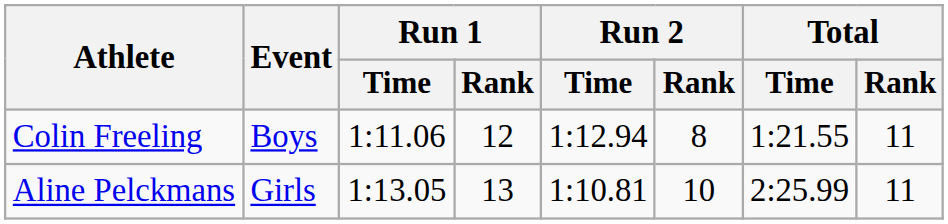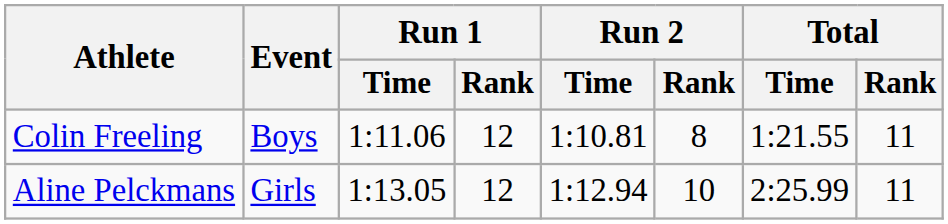(598, 136) 1:12.94 -> (598, 136) 1:10.81
(498, 190) 13 -> (498, 190) 12
(598, 190) 1:10.81 -> (598, 190) 1:12.94
